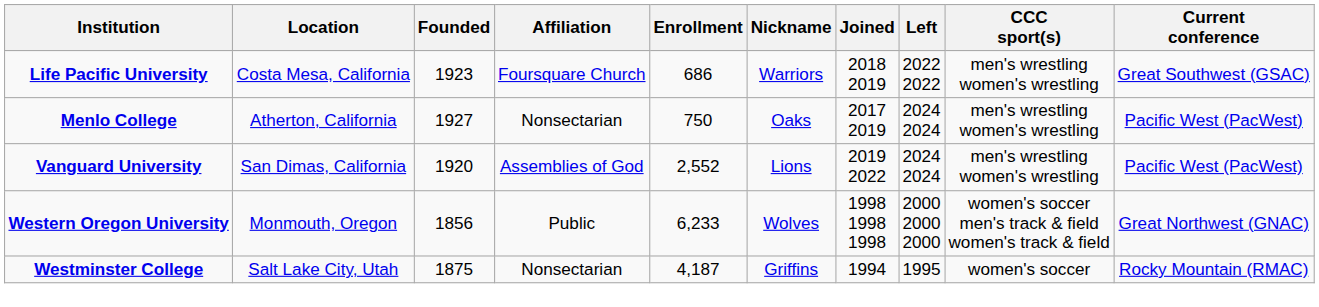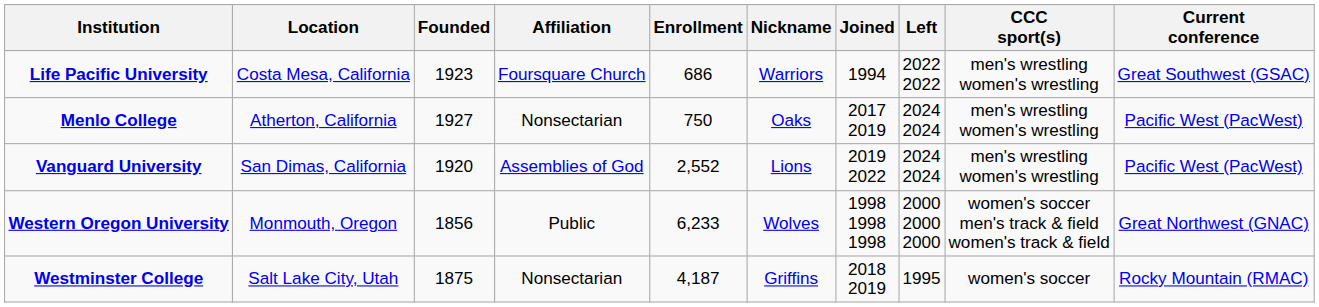(867, 74) 2018 2019 -> (867, 74) 1994
(867, 269) 1994 -> (867, 279) 2018 2019
